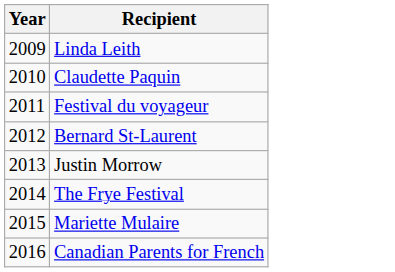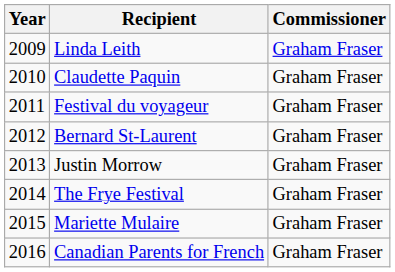+ column: (329, 19)
